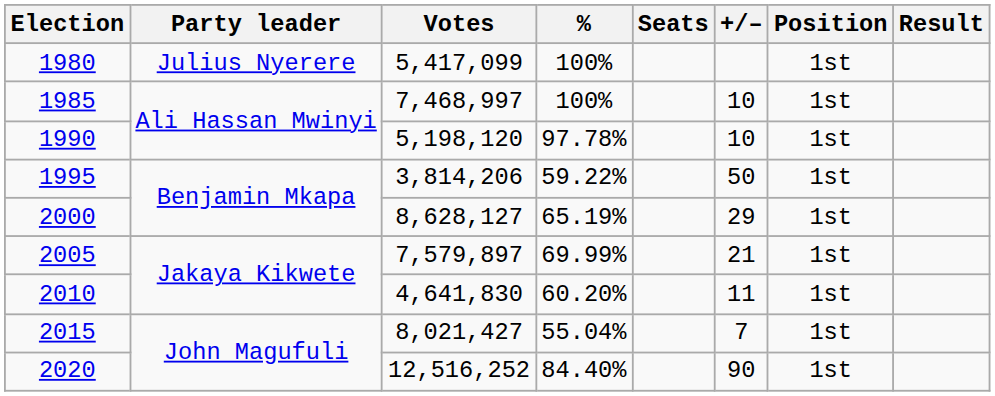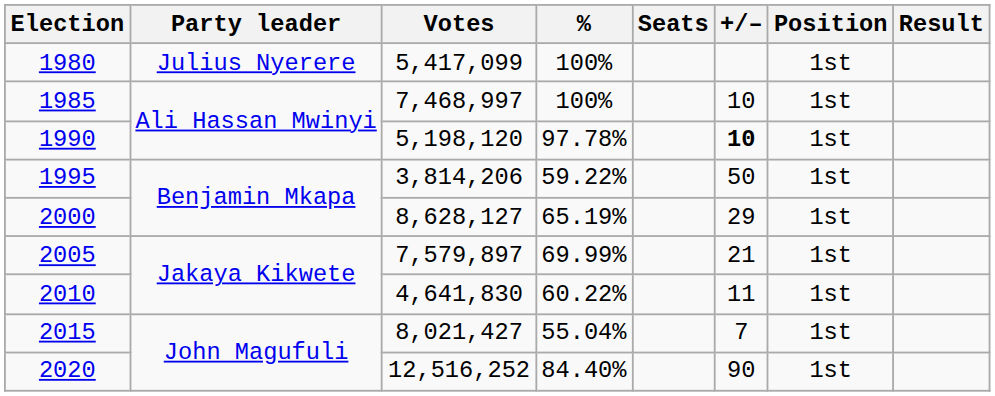(741, 140) normal -> (741, 140) bold
(584, 294) 60.20% -> (584, 294) 60.22%
